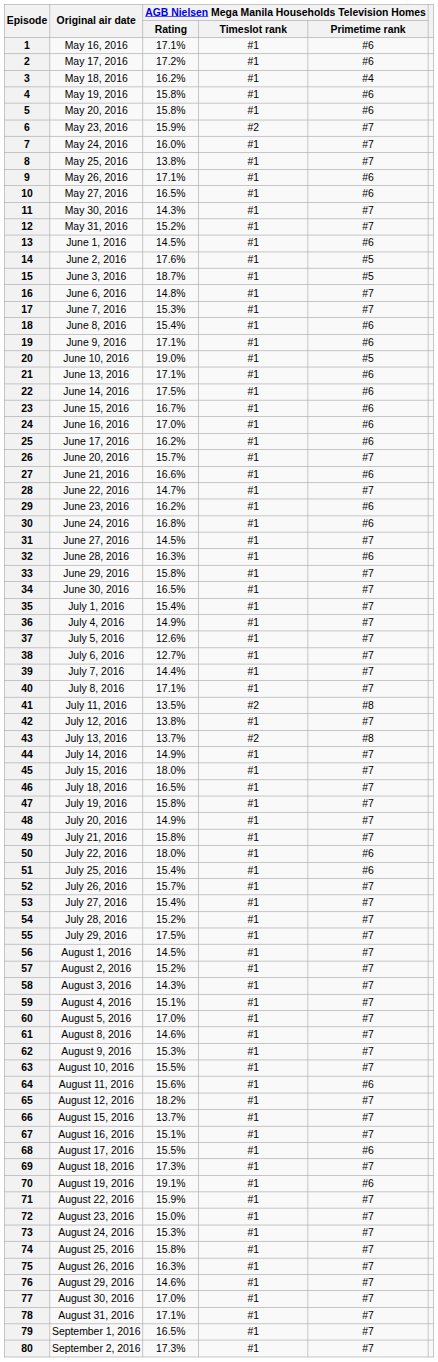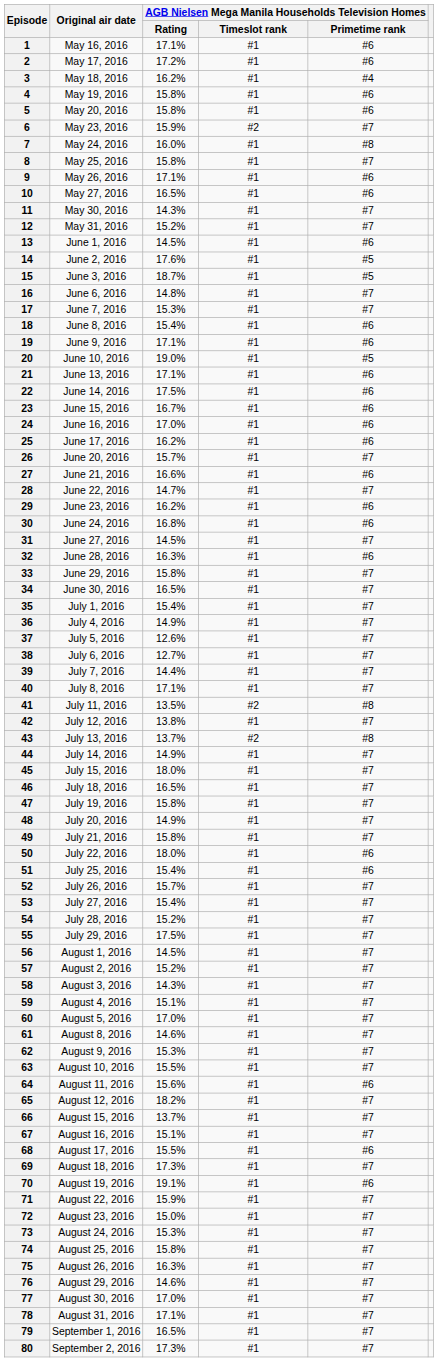(368, 144) #7 -> (368, 144) #8
(171, 161) 13.8% -> (171, 161) 15.8%
